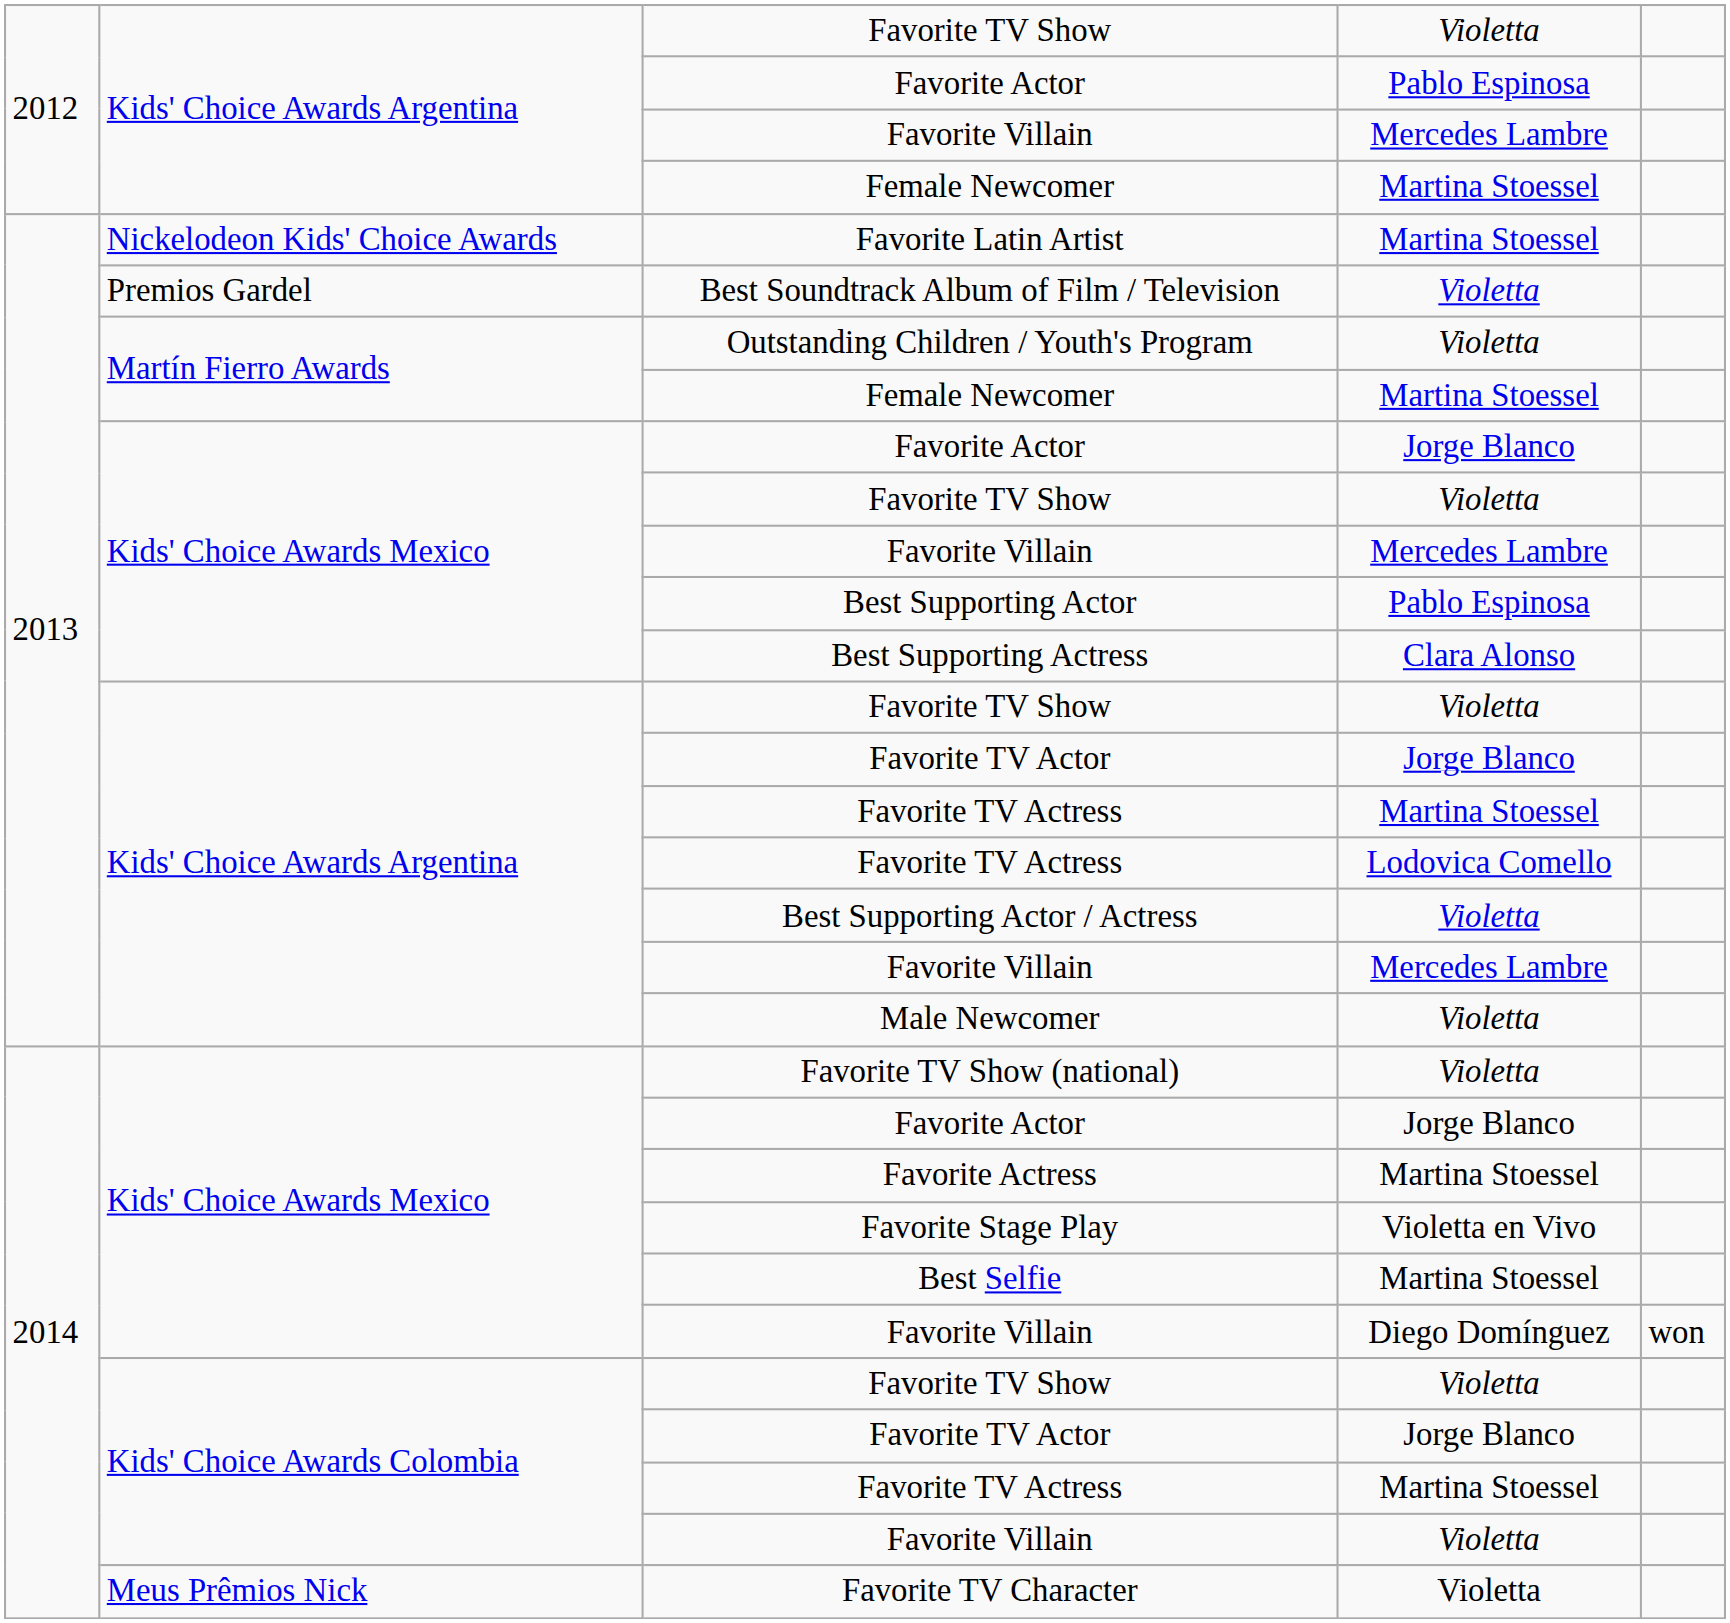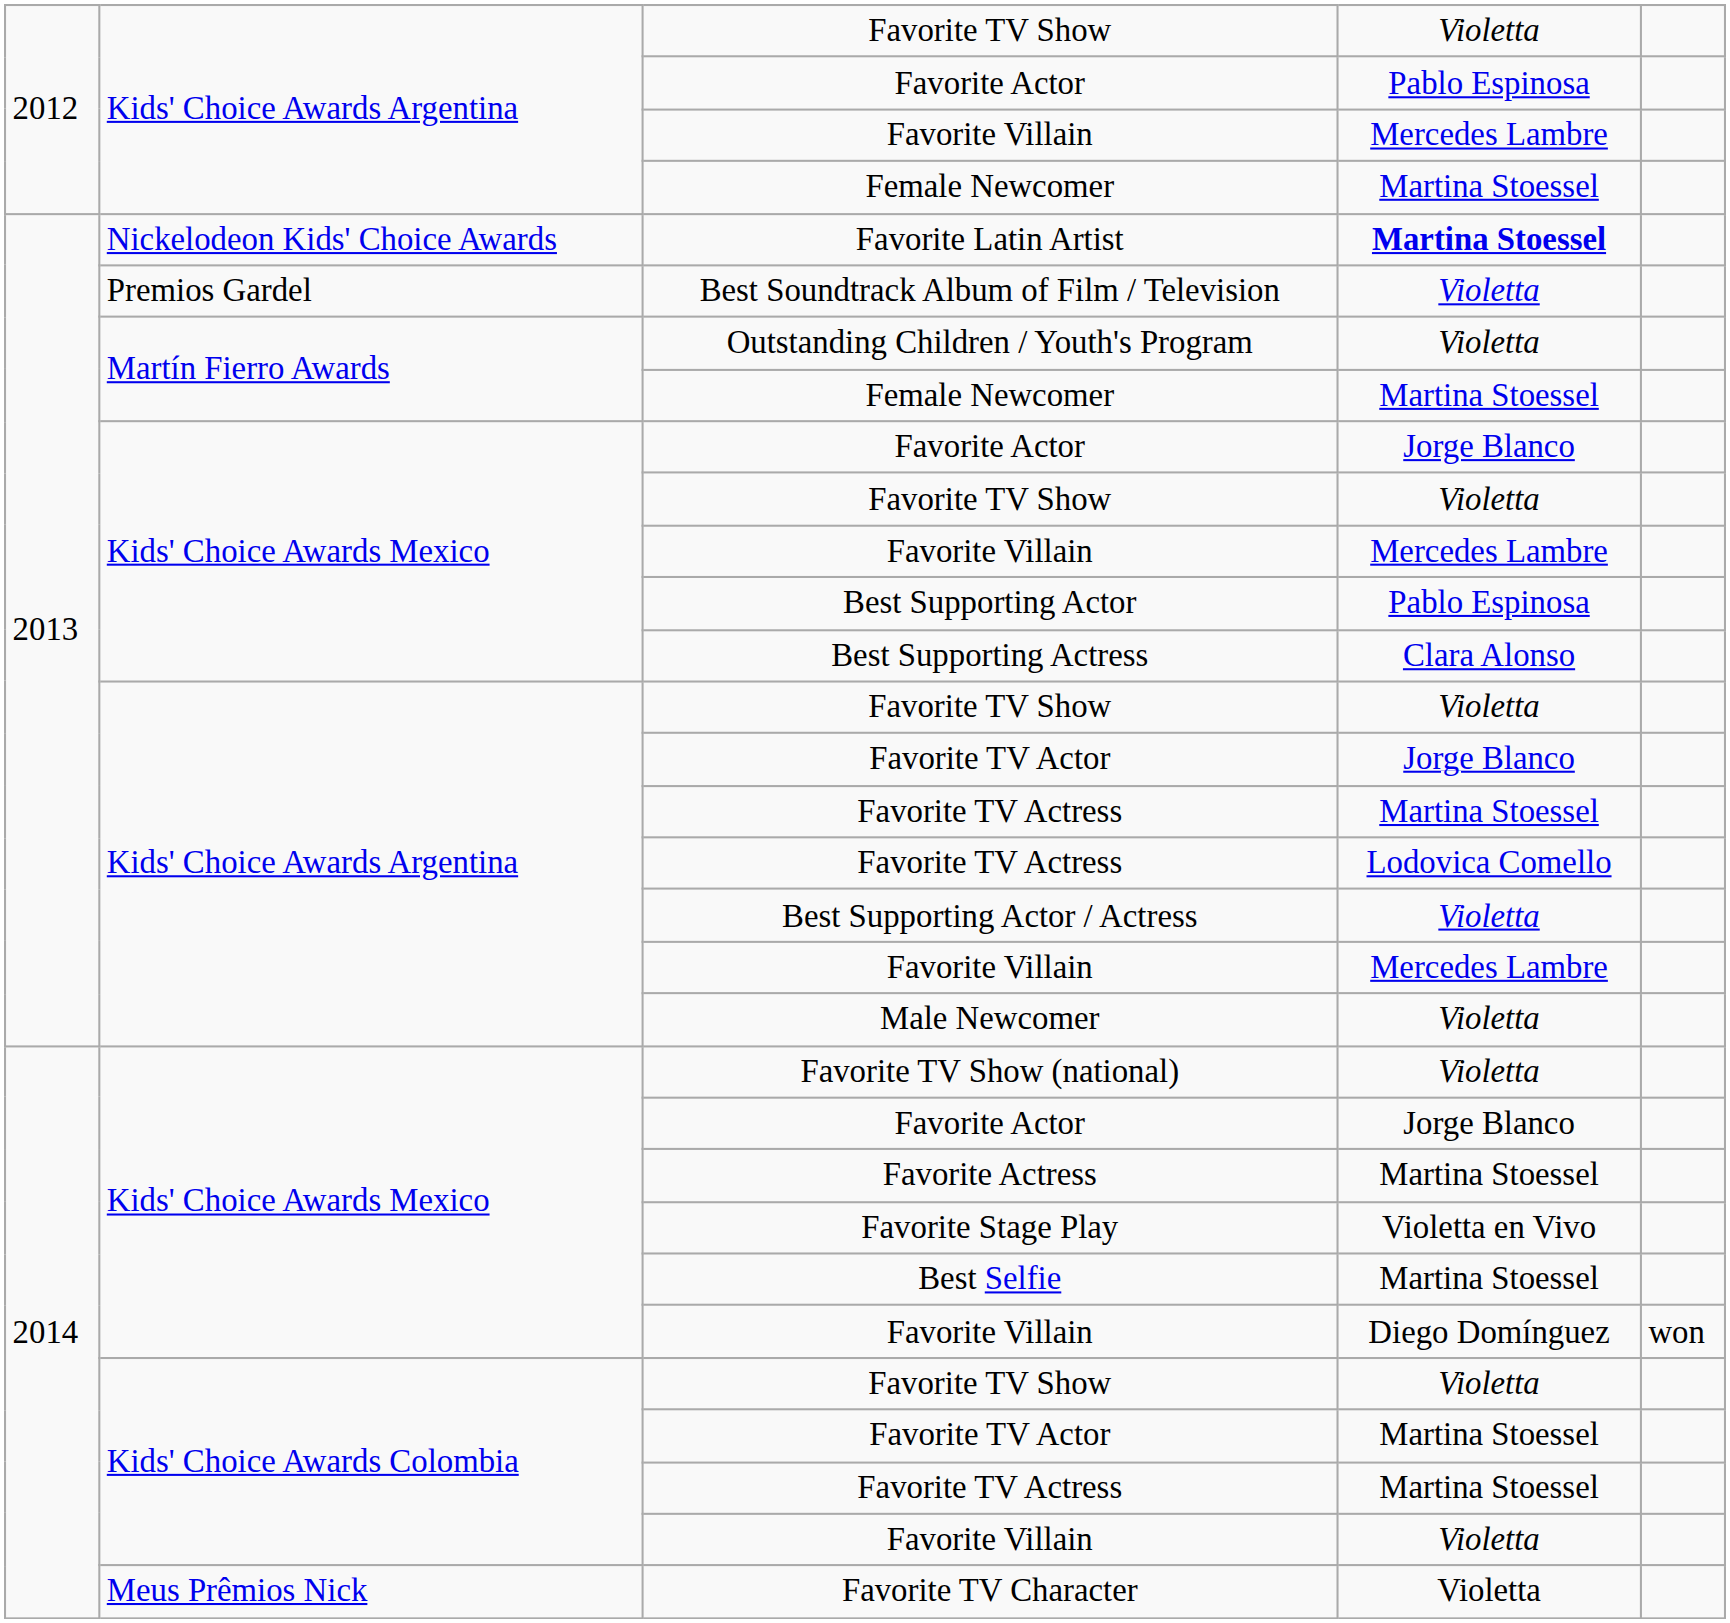(1489, 238) normal -> (1489, 238) bold
(1489, 1435) Jorge Blanco -> (1489, 1435) Martina Stoessel
